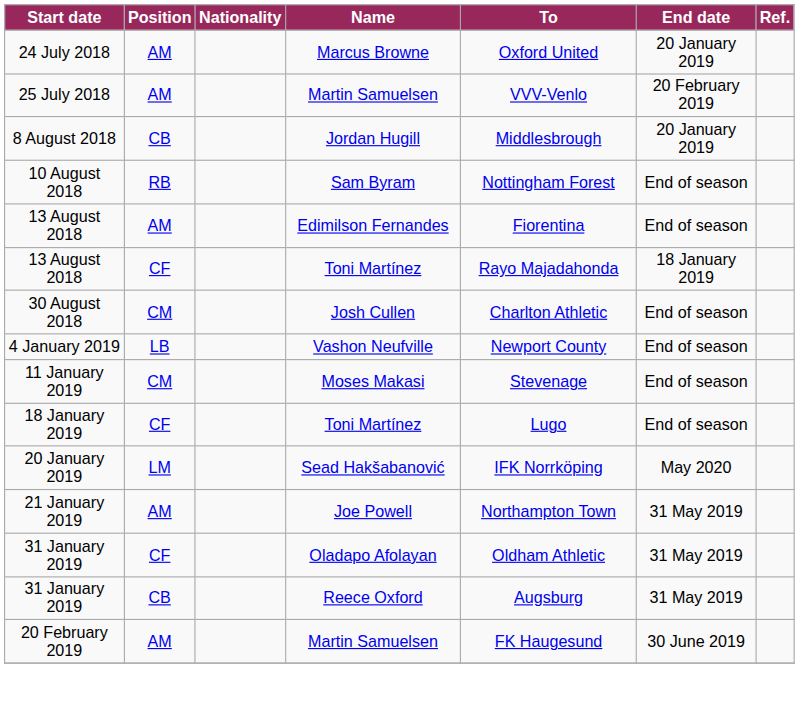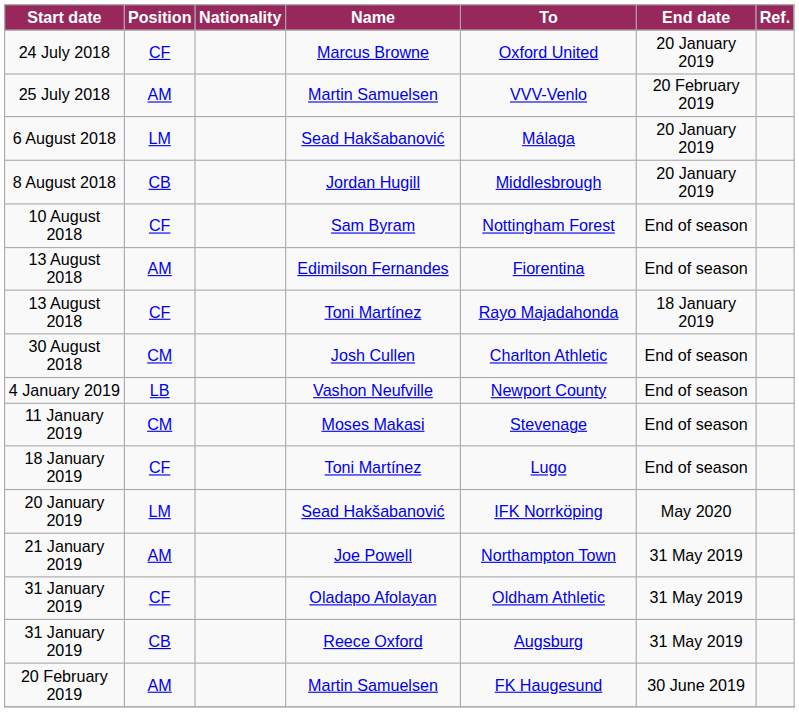(160, 52) AM -> (160, 52) CF
+ row: (64, 139)
(160, 182) RB -> (160, 226) CF
